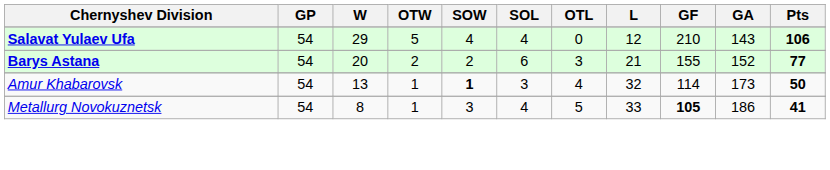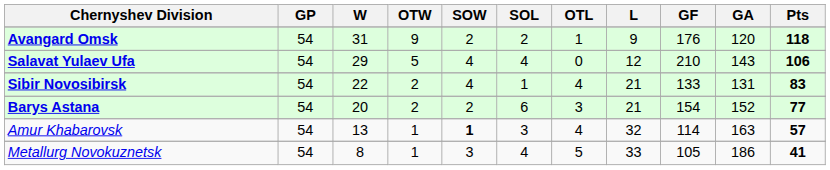+ row: (63, 38)
+ row: (67, 84)
(688, 61) 155 -> (688, 107) 154
(743, 84) 173 -> (743, 130) 163
(798, 84) 50 -> (798, 130) 57
(688, 107) bold -> (688, 152) normal
